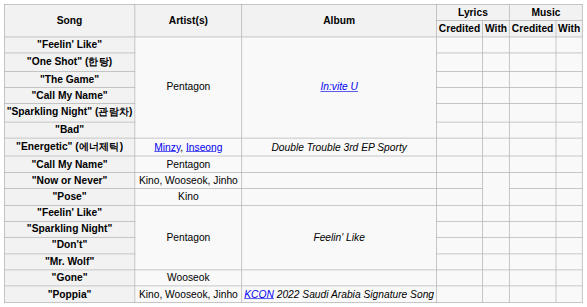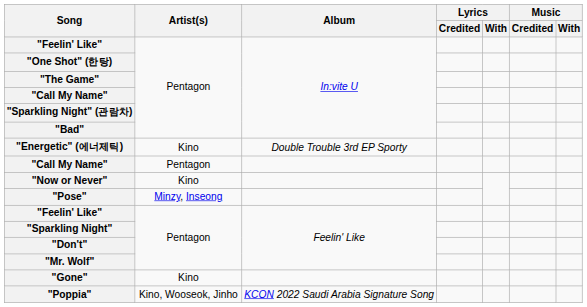(188, 147) Minzy, Inseong -> (188, 147) Kino
(188, 180) Kino, Wooseok, Jinho -> (188, 180) Kino
(188, 197) Kino -> (188, 197) Minzy, Inseong
(188, 278) Wooseok -> (188, 278) Kino
